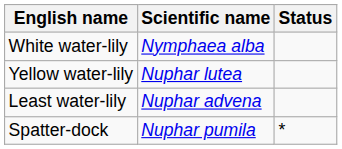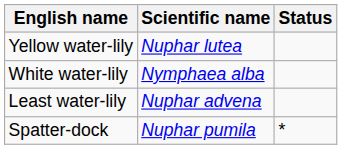rows swapped: (68, 46) <-> (71, 74)
